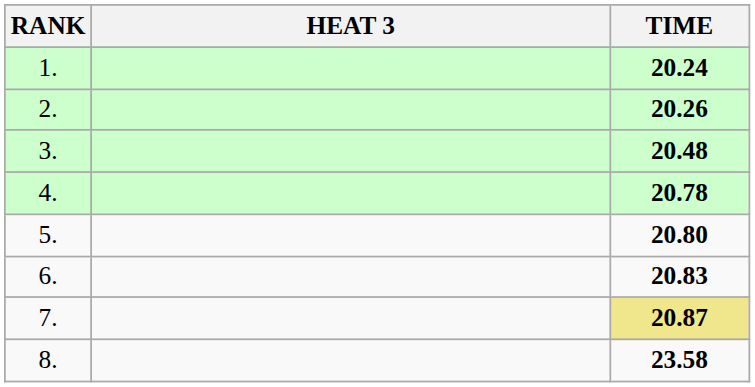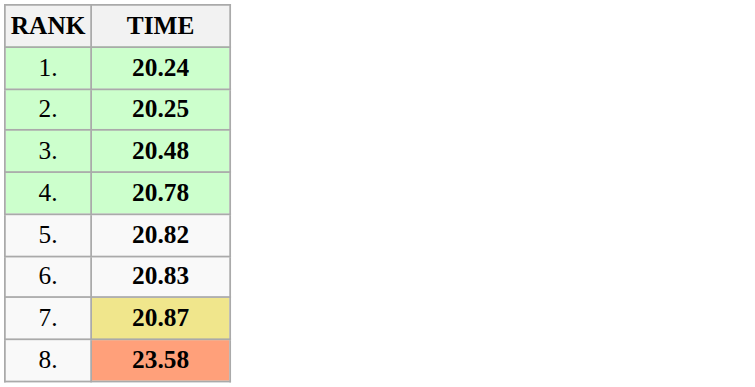- column: (351, 25)
(679, 109) 20.26 -> (161, 109) 20.25
(679, 234) 20.80 -> (161, 234) 20.82
(679, 360) no background -> (161, 360) lightsalmon background
